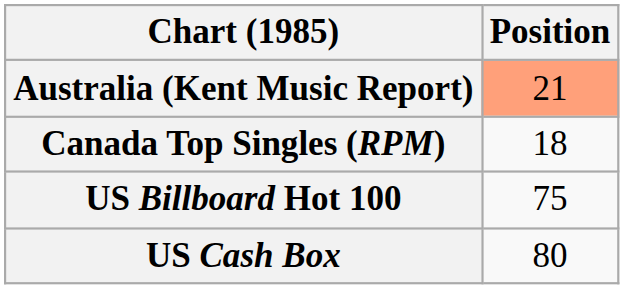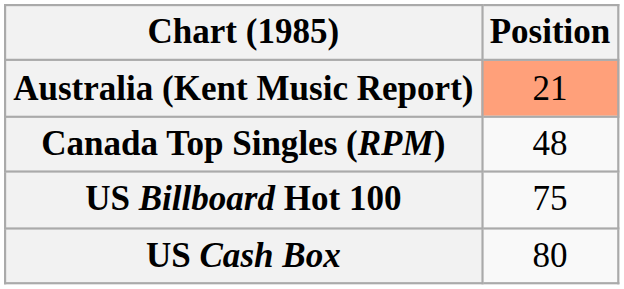(550, 143) 18 -> (550, 143) 48
